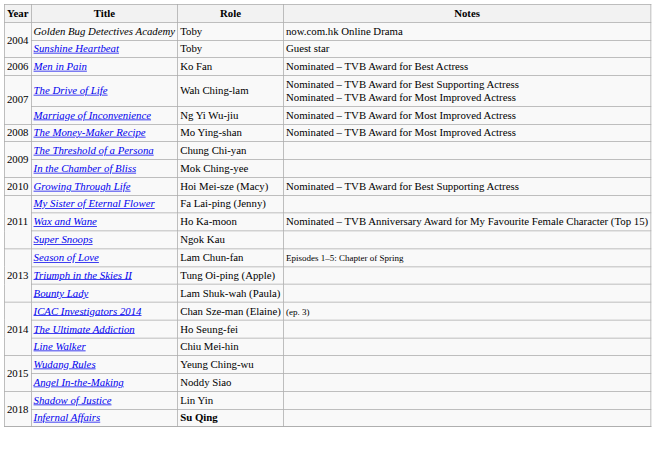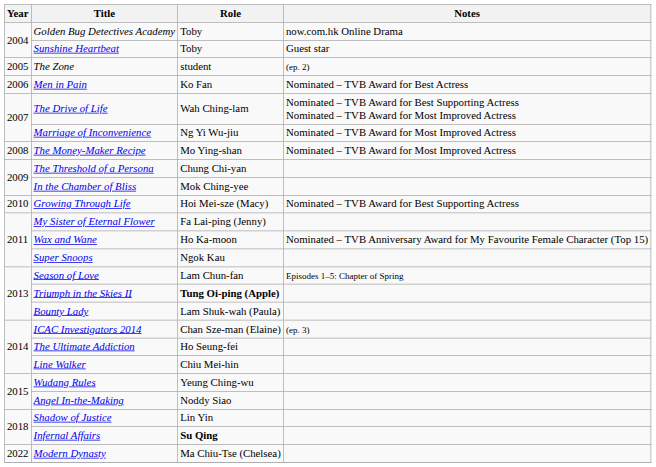+ row: (54, 67)
(228, 275) normal -> (230, 293) bold
+ row: (70, 454)
